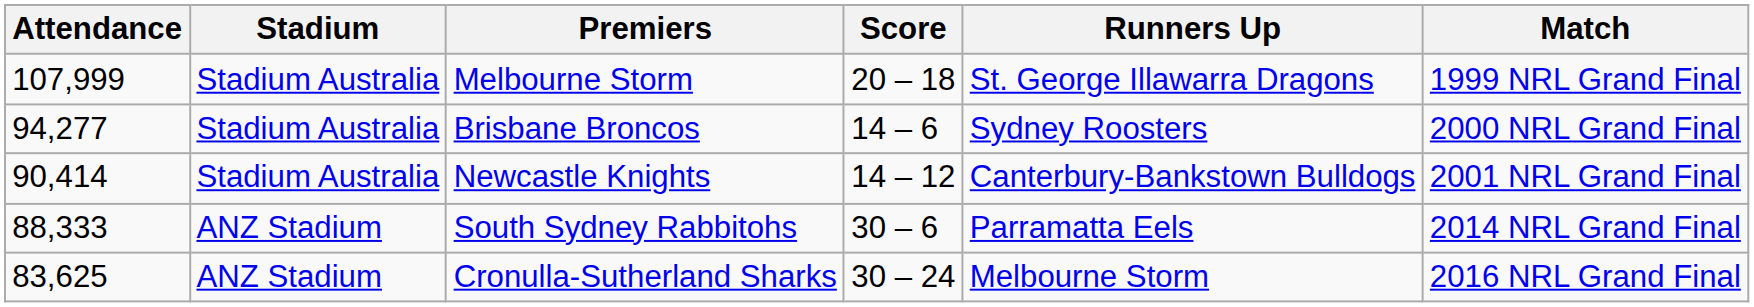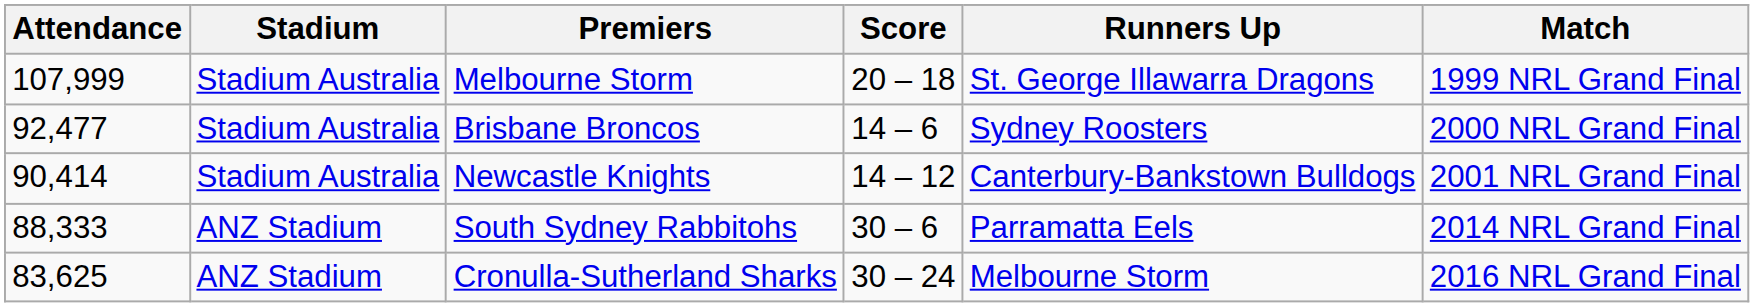(60, 128) 94,277 -> (60, 128) 92,477
